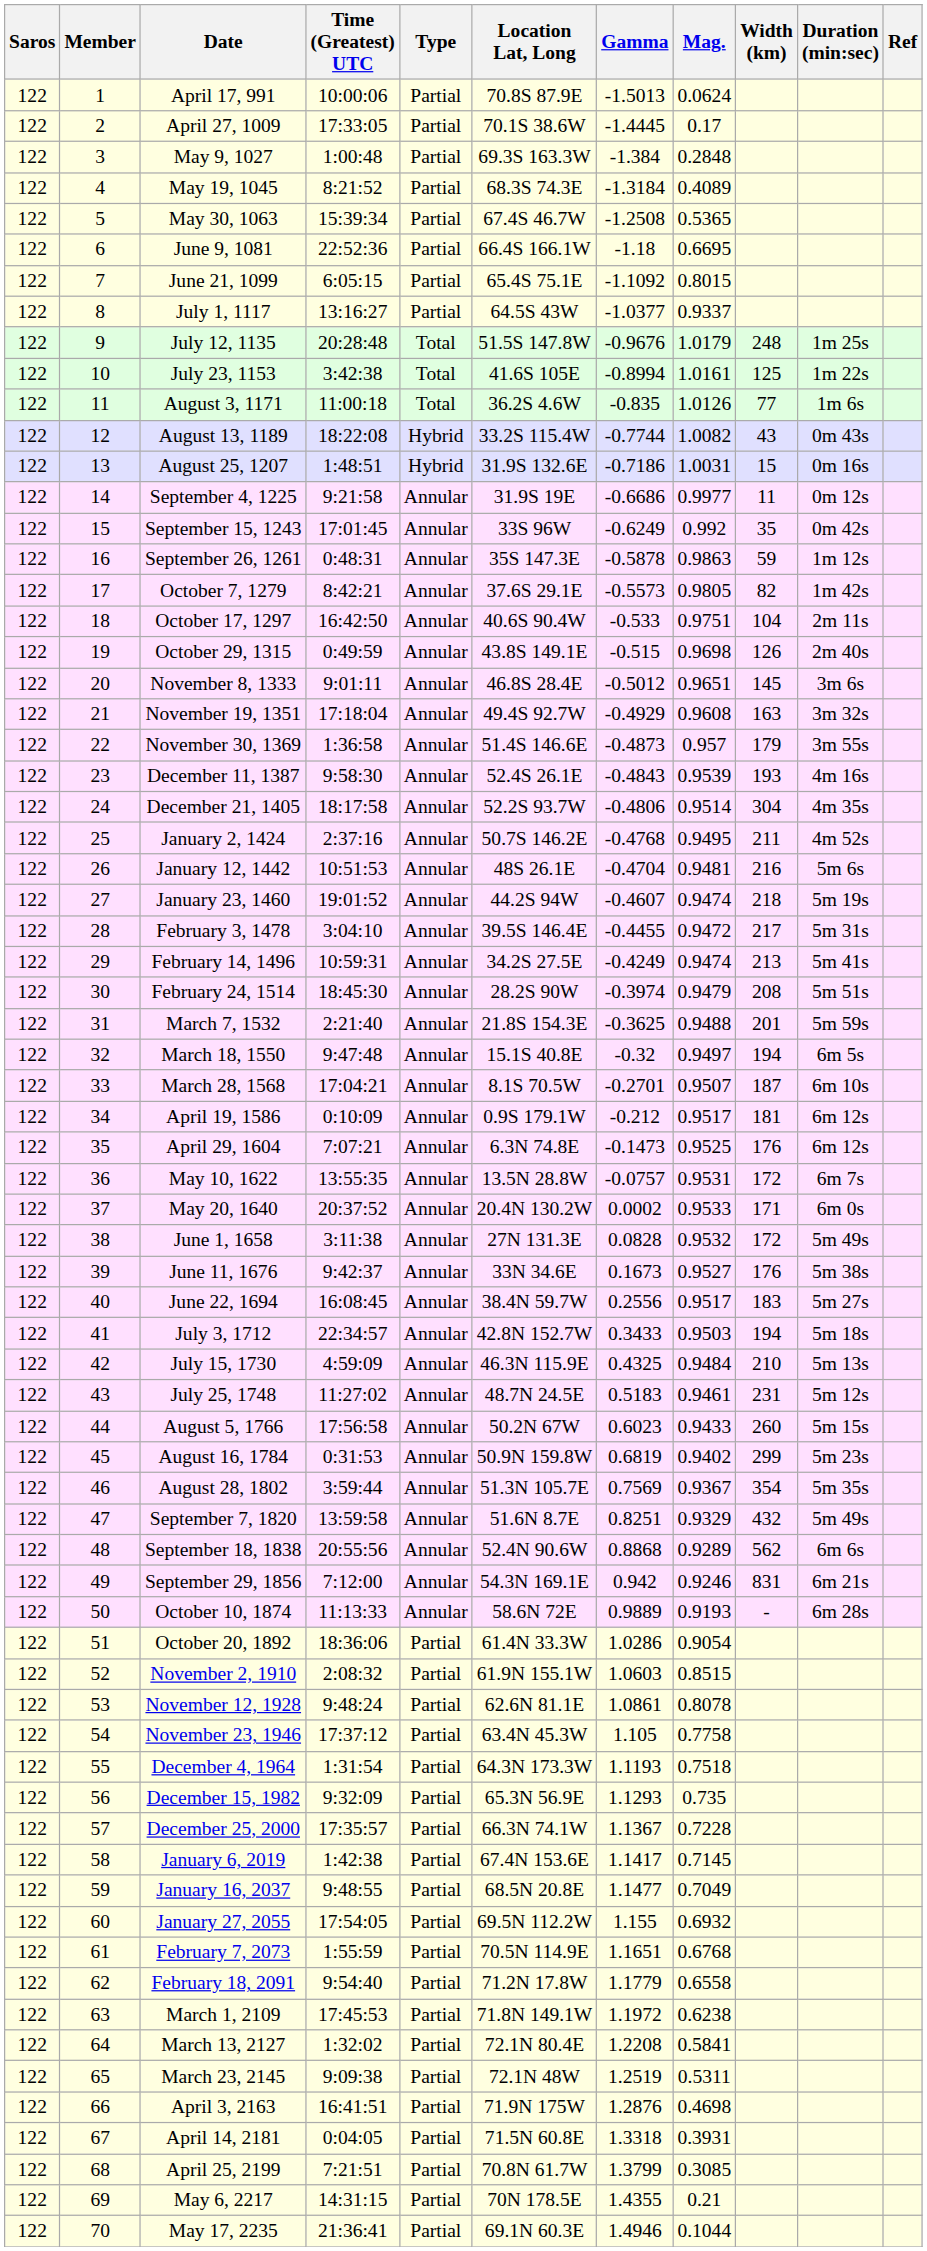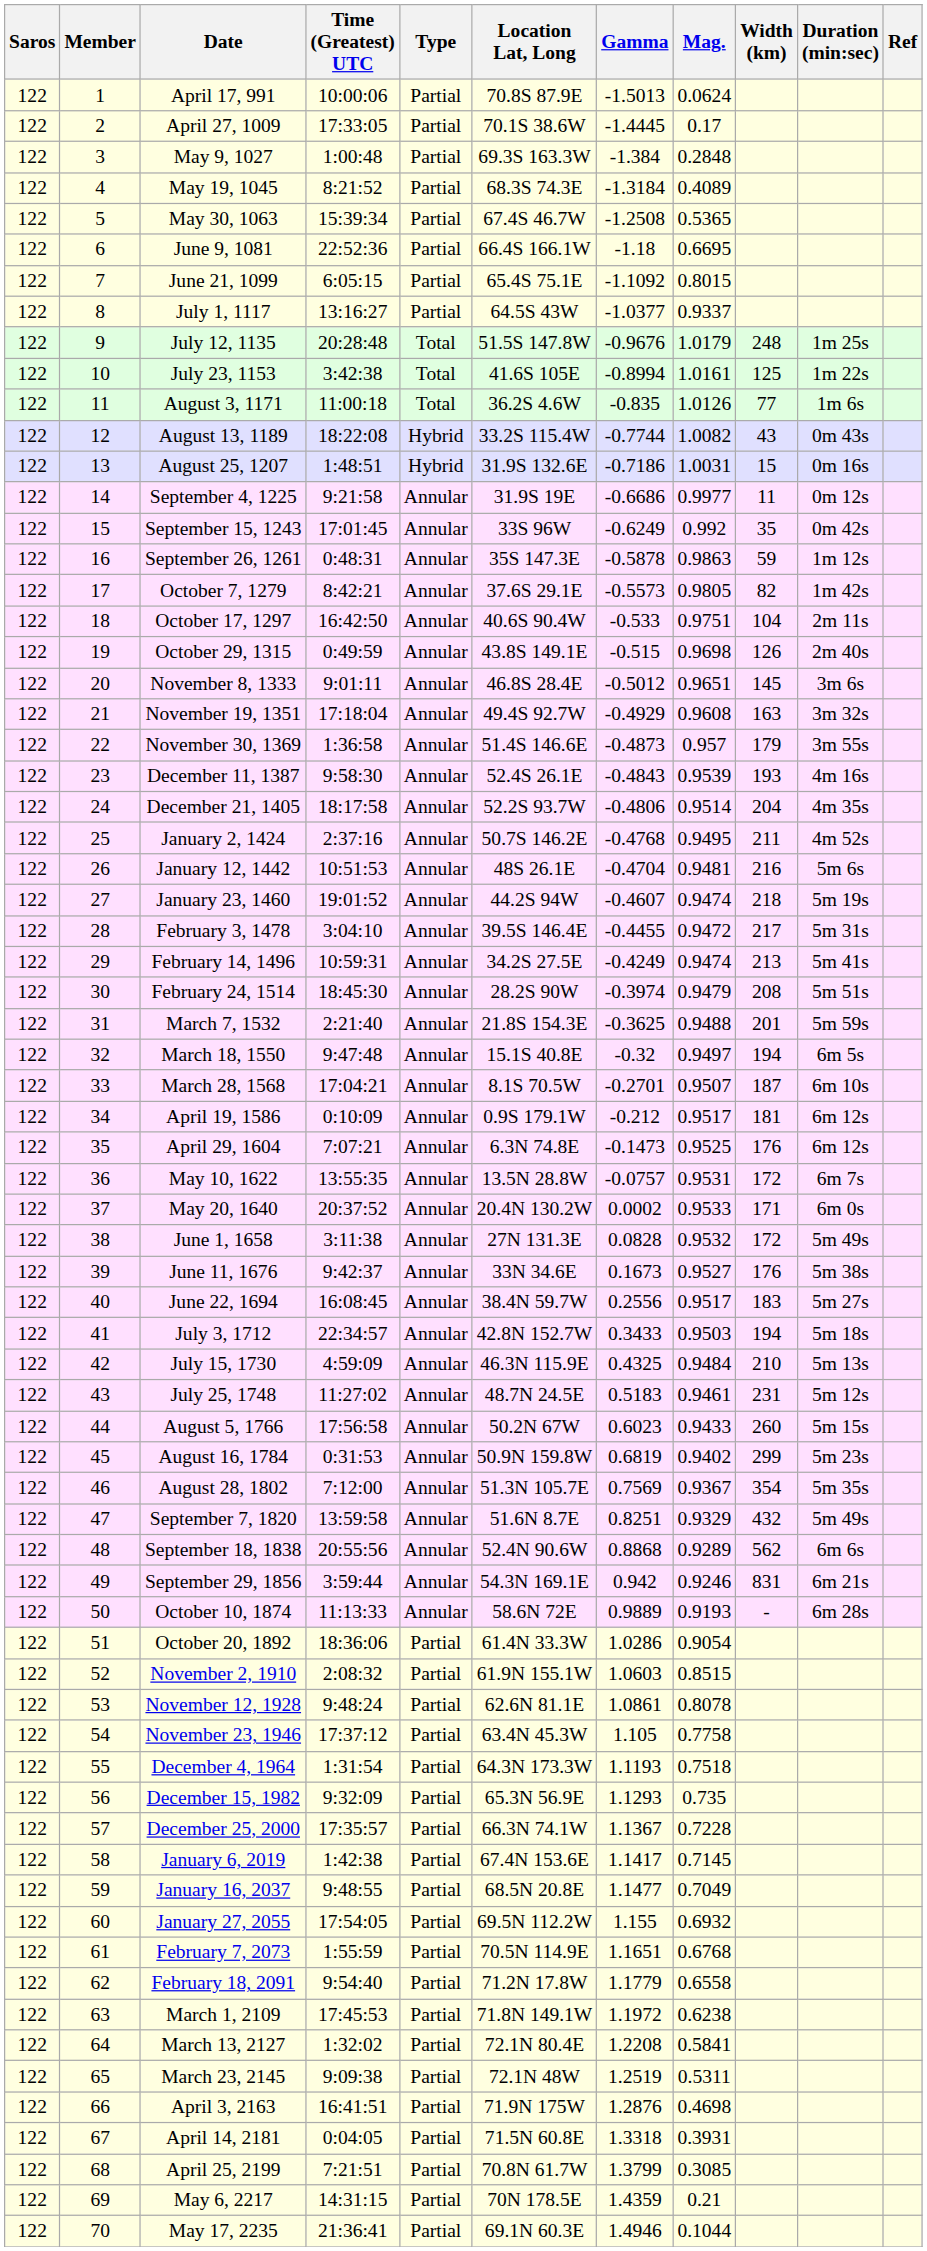(767, 806) 304 -> (767, 806) 204
(353, 1487) 3:59:44 -> (353, 1487) 7:12:00
(353, 1580) 7:12:00 -> (353, 1580) 3:59:44
(635, 2199) 1.4355 -> (635, 2199) 1.4359
